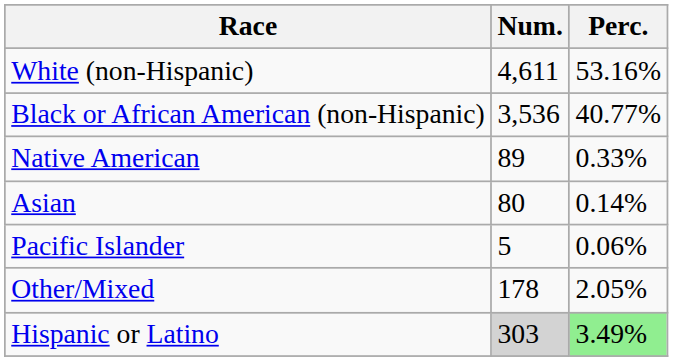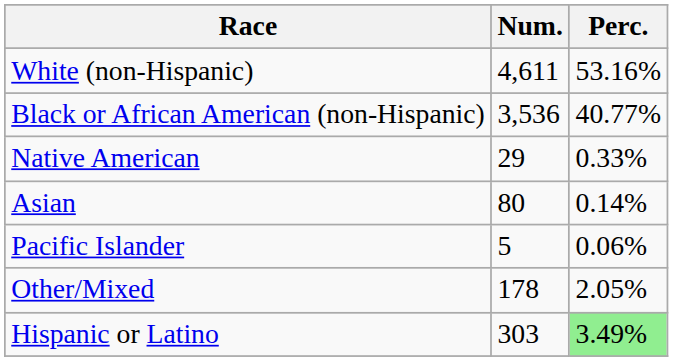(511, 158) 89 -> (511, 158) 29
(518, 333) lightgrey background -> (518, 333) no background
